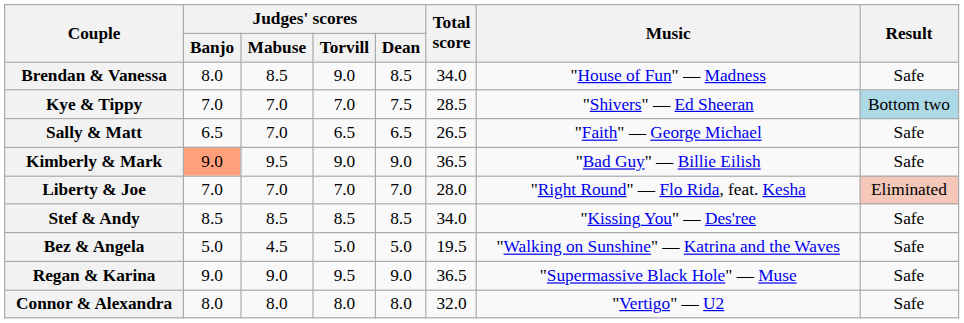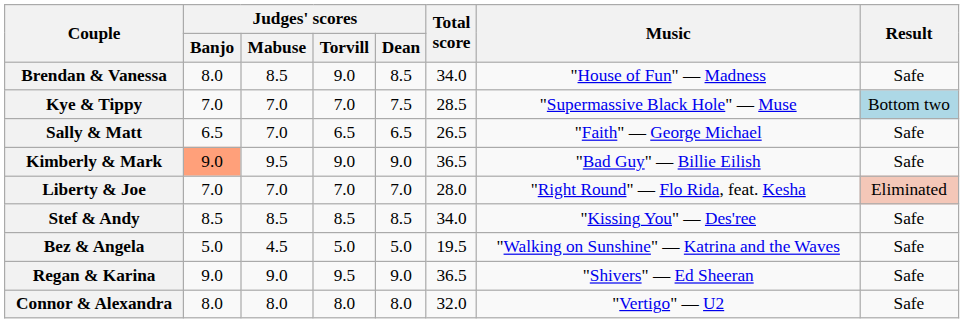(668, 104) "Shivers" — Ed Sheeran -> (668, 104) "Supermassive Black Hole" — Muse
(668, 275) "Supermassive Black Hole" — Muse -> (668, 275) "Shivers" — Ed Sheeran
